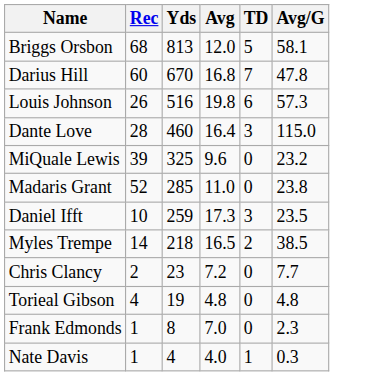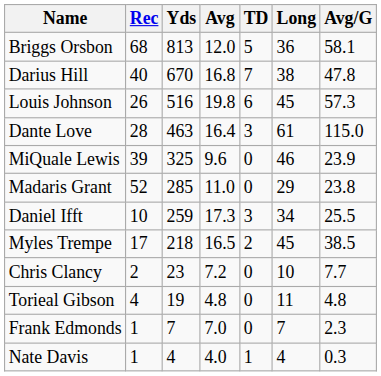+ column: (296, 18)
(139, 74) 60 -> (139, 74) 40
(180, 131) 460 -> (180, 131) 463
(292, 159) 23.2 -> (340, 159) 23.9
(292, 215) 23.5 -> (340, 215) 25.5
(139, 243) 14 -> (139, 243) 17
(171, 328) 8 -> (171, 328) 7
